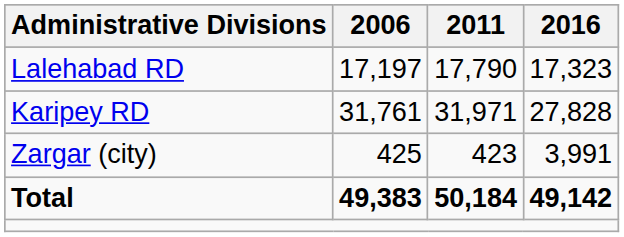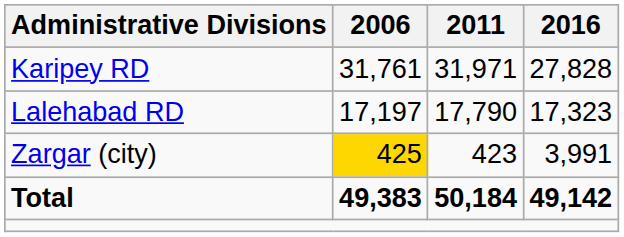rows swapped: (80, 111) <-> (98, 68)
(399, 154) no background -> (399, 154) gold background
